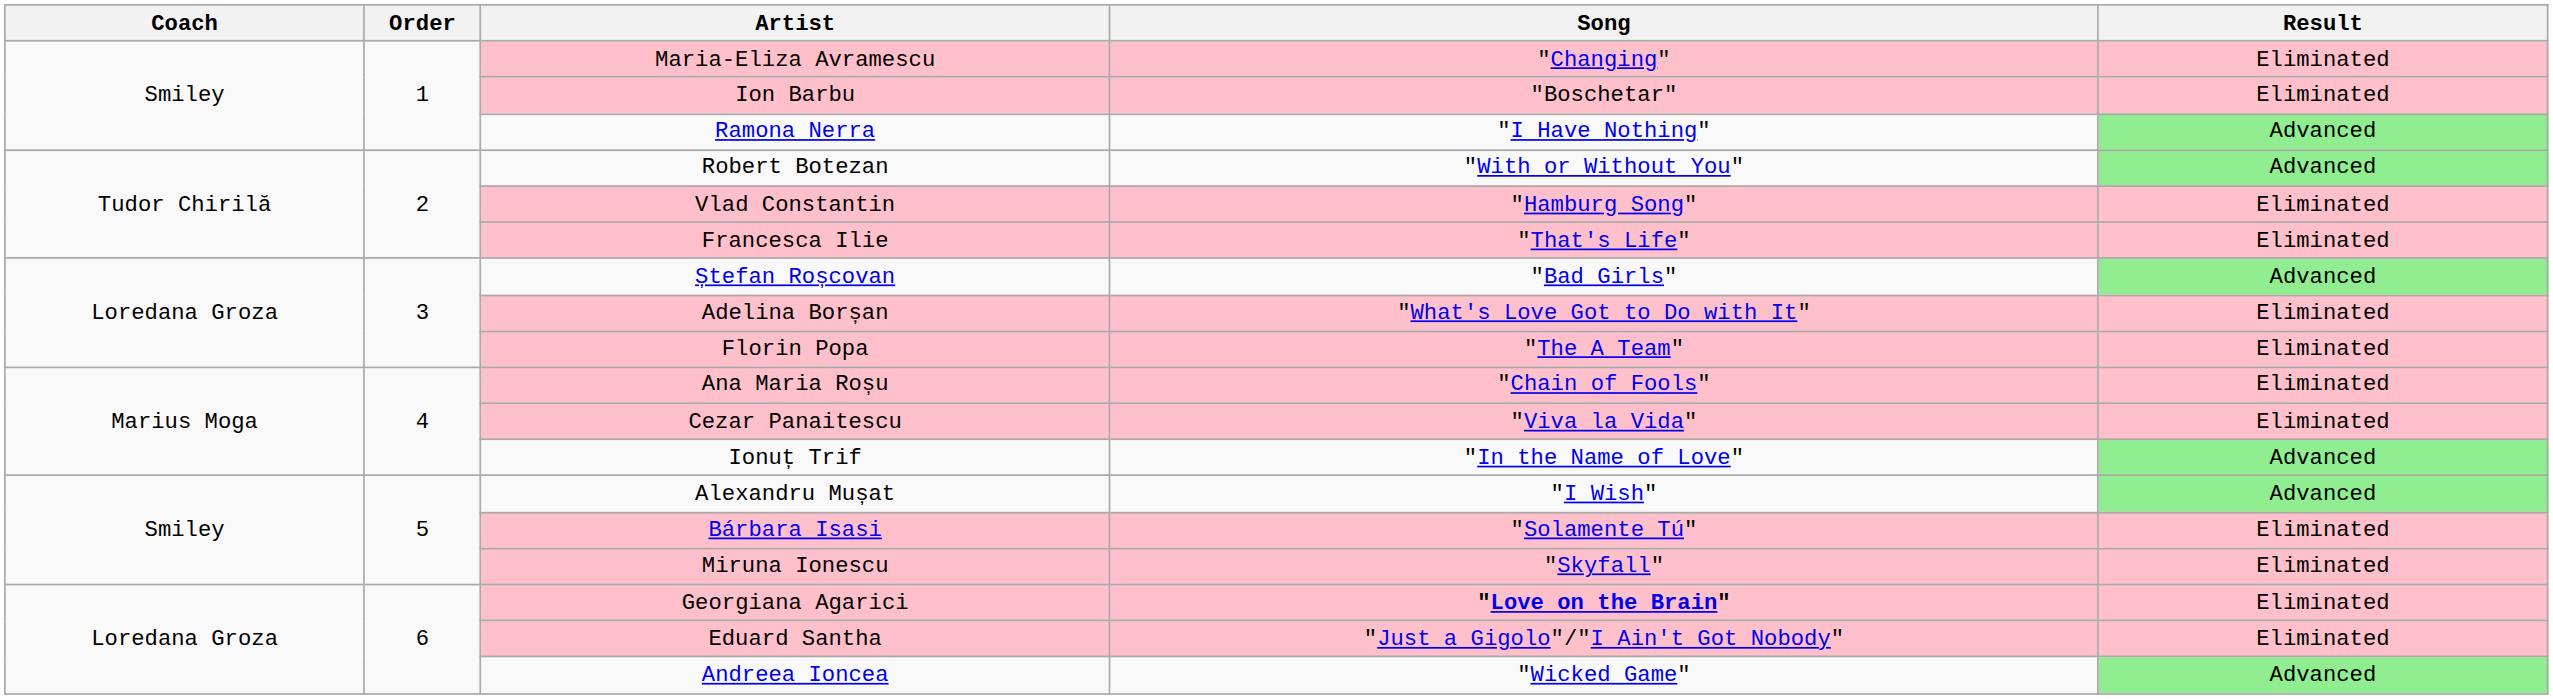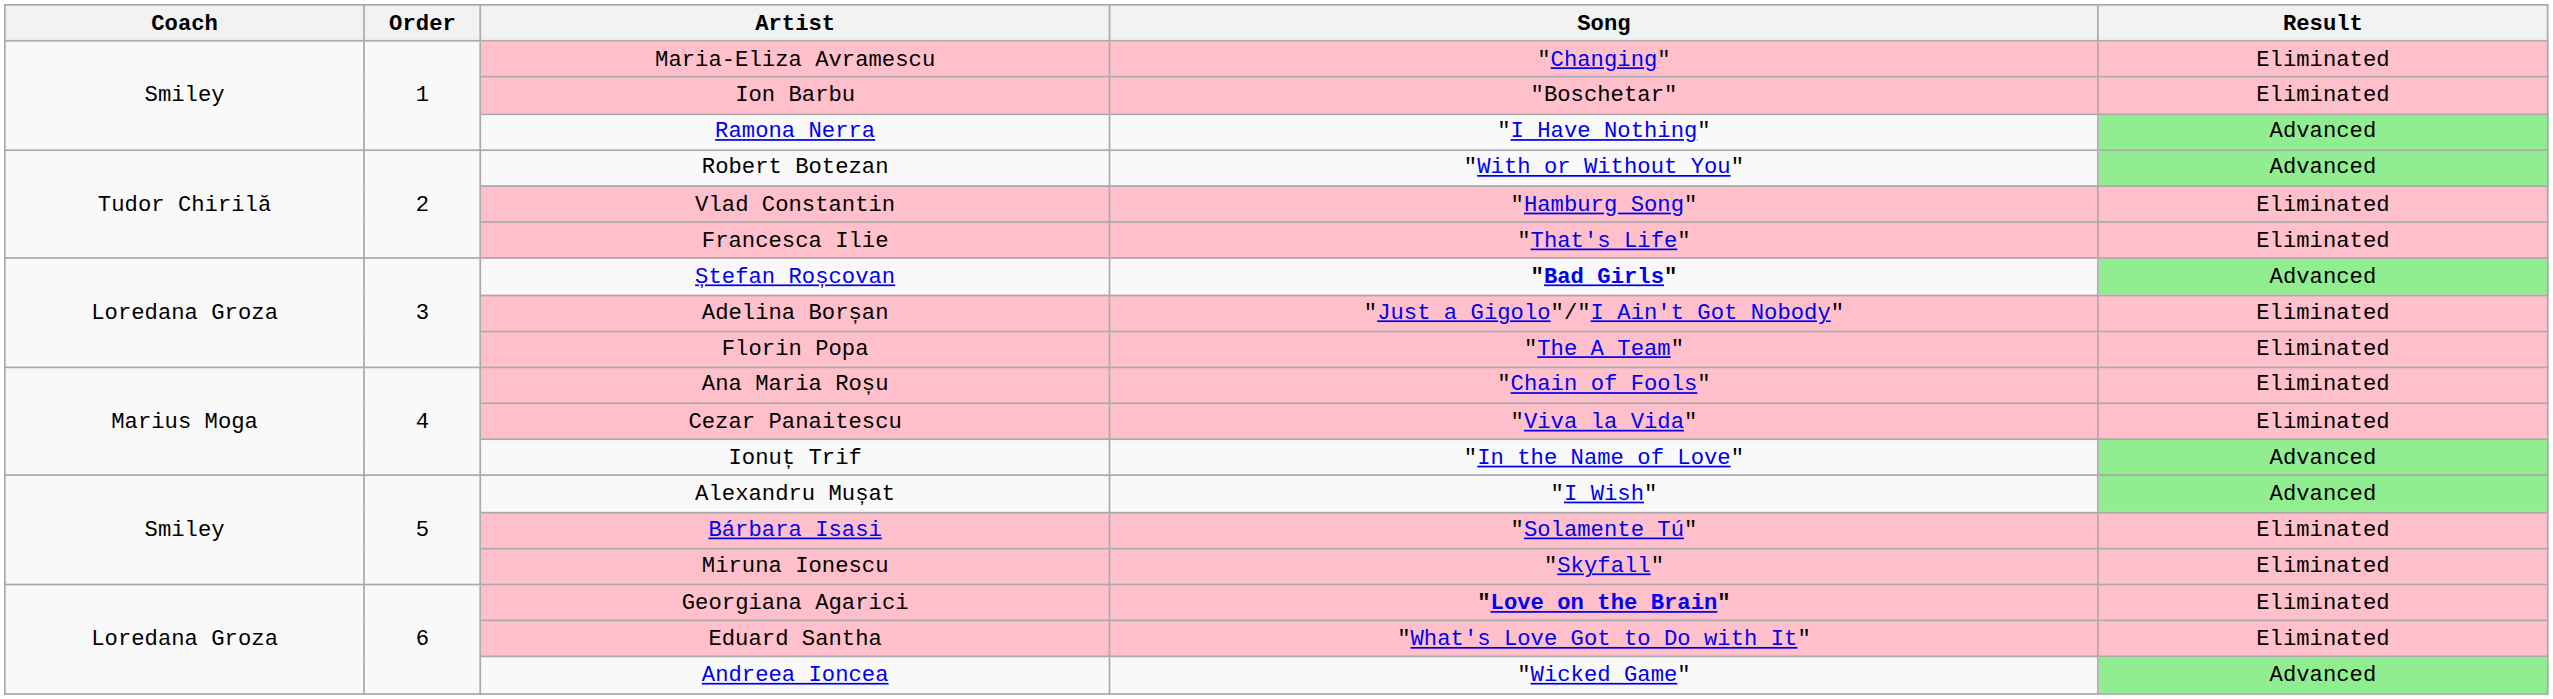(1604, 277) normal -> (1604, 277) bold
(1604, 313) "What's Love Got to Do with It" -> (1604, 313) "Just a Gigolo"/"I Ain't Got Nobody"
(1604, 639) "Just a Gigolo"/"I Ain't Got Nobody" -> (1604, 639) "What's Love Got to Do with It"
